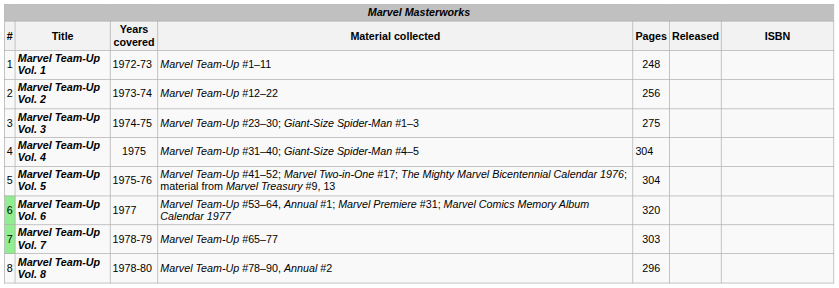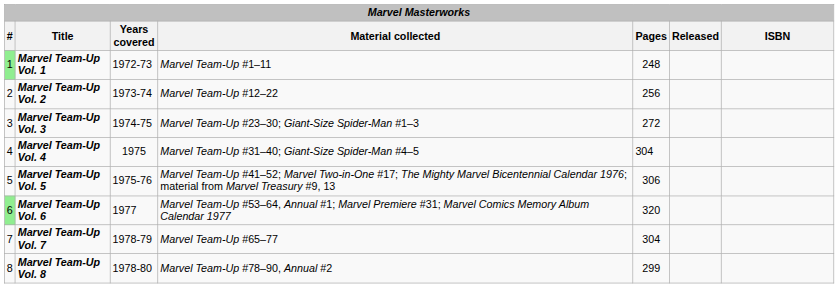(10, 65) no background -> (10, 65) lightgreen background
(651, 123) 275 -> (651, 123) 272
(651, 181) 304 -> (651, 181) 306
(10, 239) lightgreen background -> (10, 239) no background
(651, 239) 303 -> (651, 239) 304
(651, 268) 296 -> (651, 268) 299
